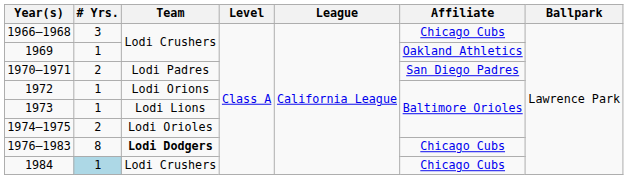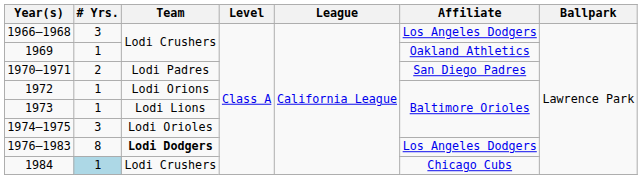(463, 33) Chicago Cubs -> (470, 33) Los Angeles Dodgers
(98, 128) 2 -> (98, 128) 3
(463, 147) Chicago Cubs -> (470, 147) Los Angeles Dodgers
